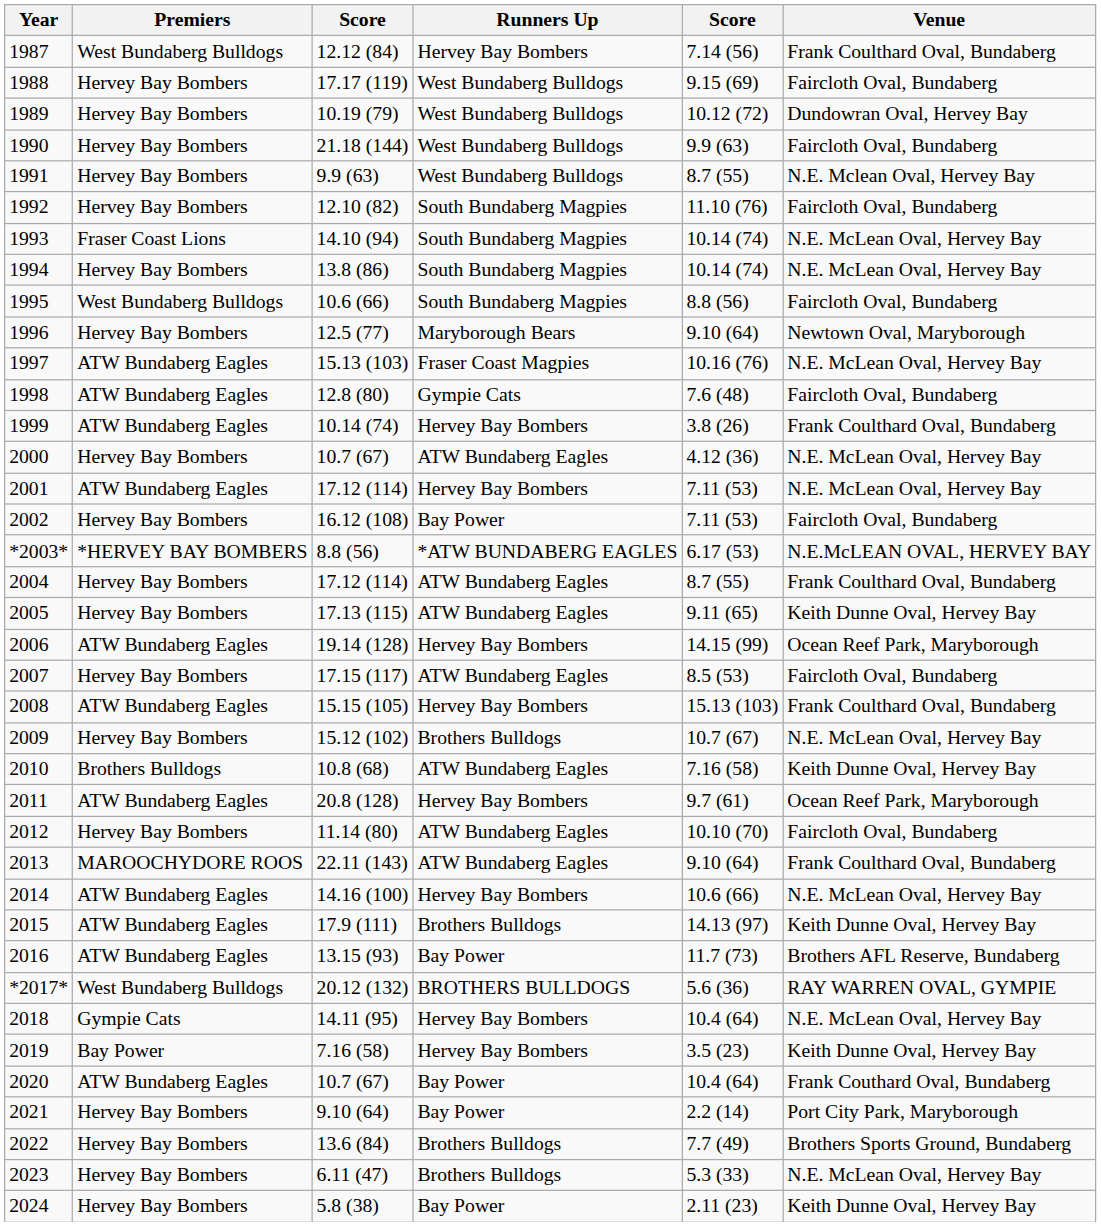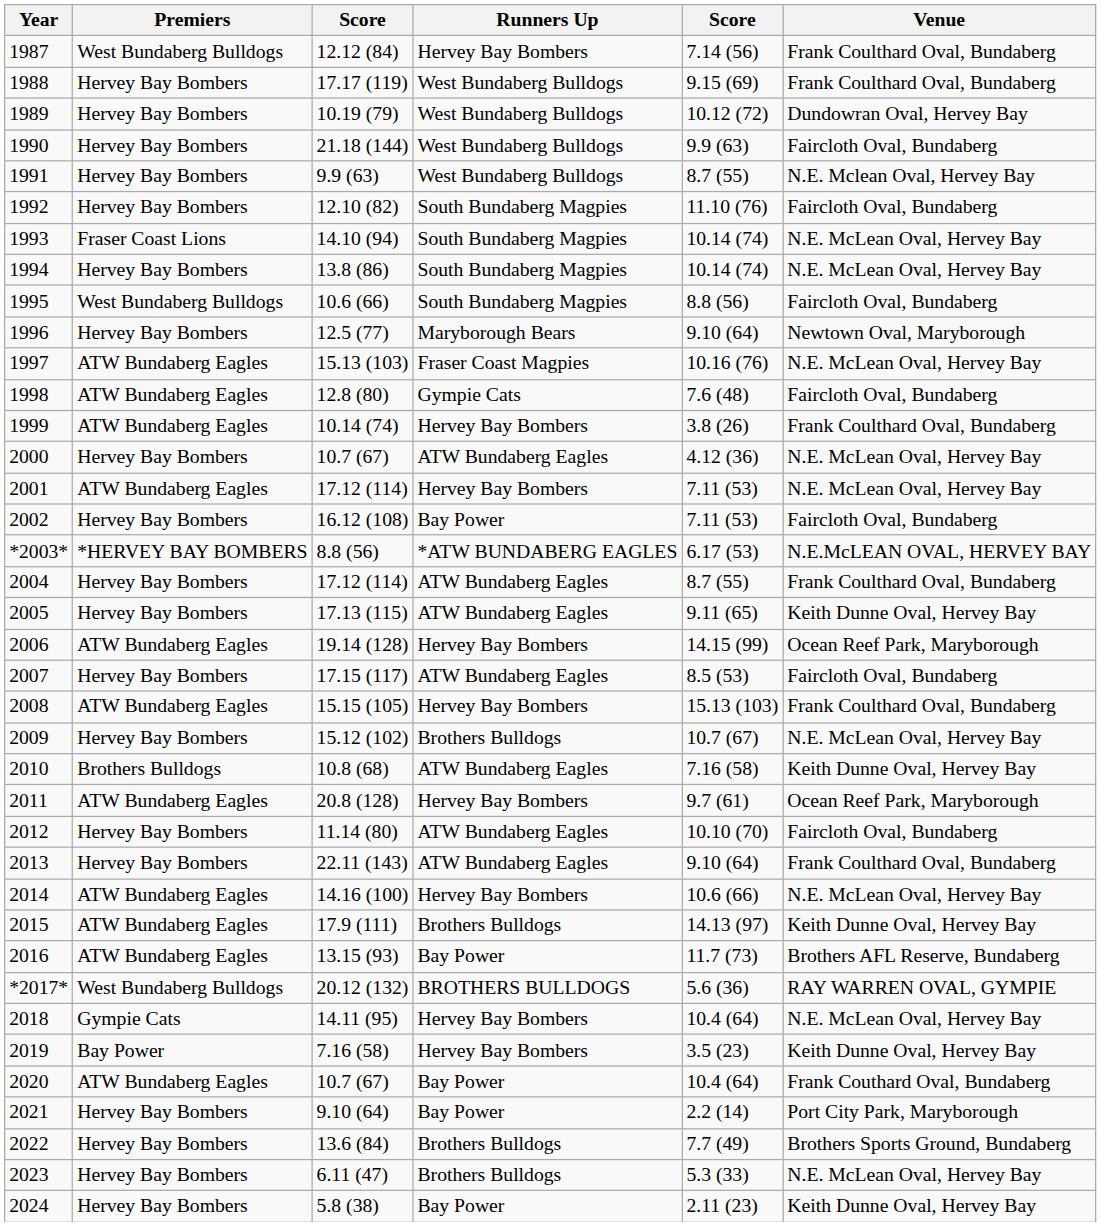(892, 82) Faircloth Oval, Bundaberg -> (922, 82) Frank Coulthard Oval, Bundaberg
(190, 862) MAROOCHYDORE ROOS -> (163, 862) Hervey Bay Bombers
